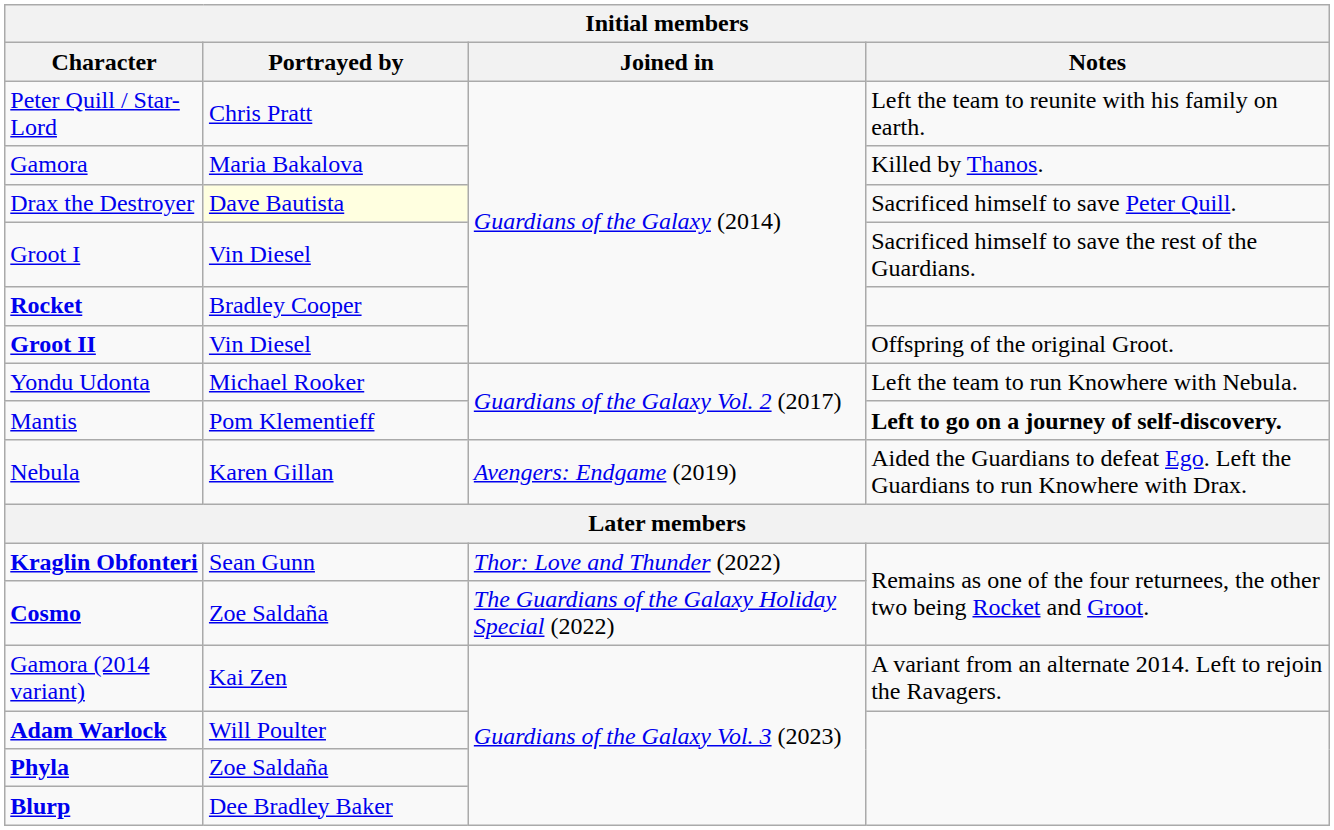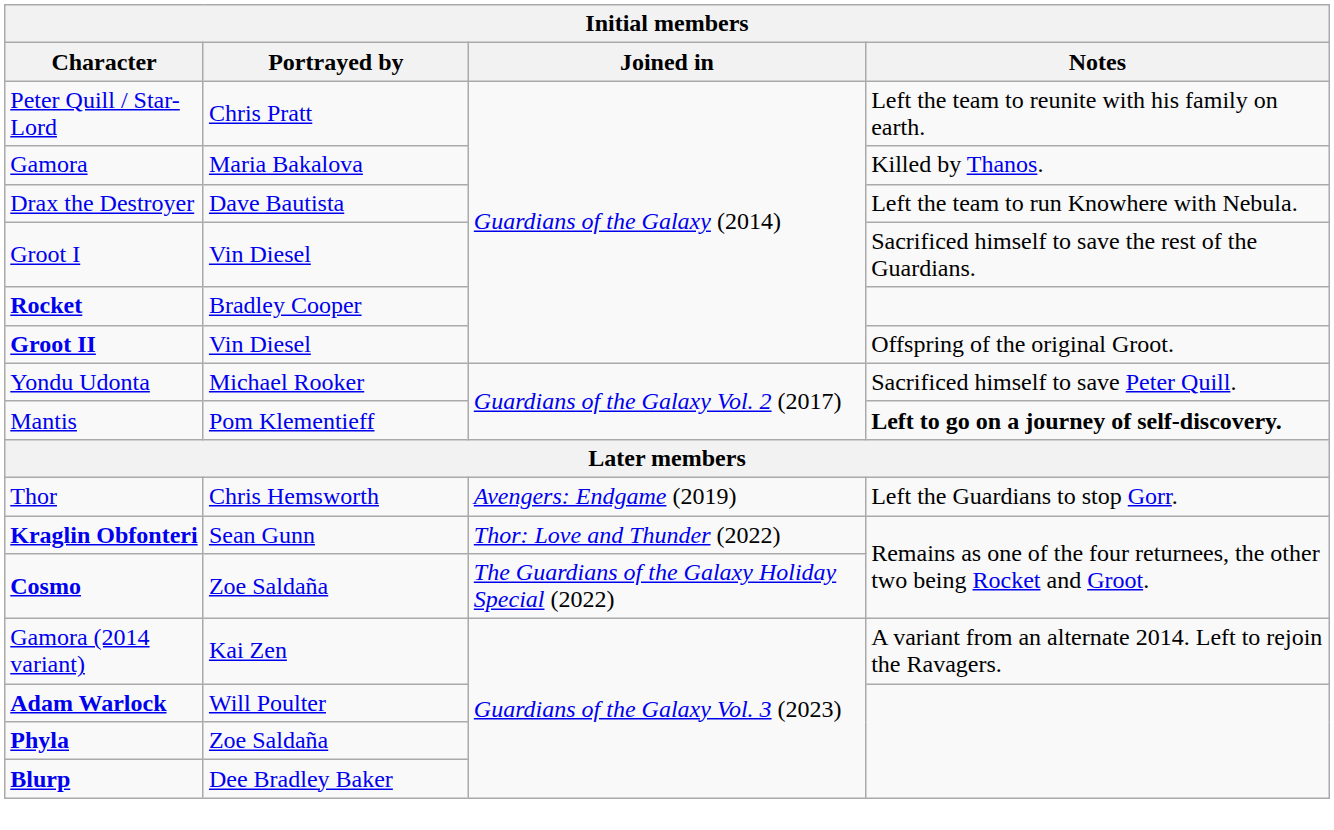(277, 202) lightyellow background -> (277, 202) no background
(1054, 202) Sacrificed himself to save Peter Quill. -> (1084, 202) Left the team to run Knowhere with Nebula.
(1084, 382) Left the team to run Knowhere with Nebula. -> (1054, 382) Sacrificed himself to save Peter Quill.
- row: (45, 471)
+ row: (34, 496)
